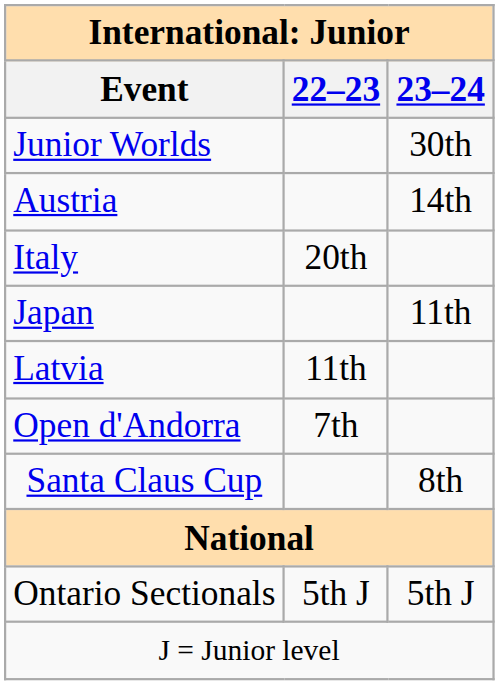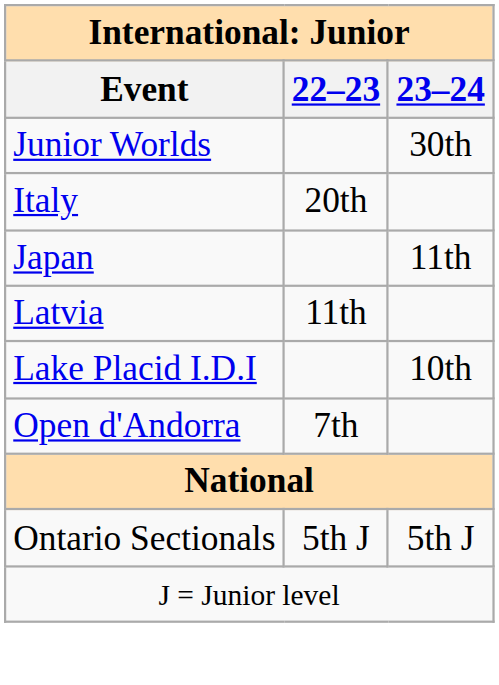- row: (65, 200)
+ row: (135, 369)
- row: (144, 481)
